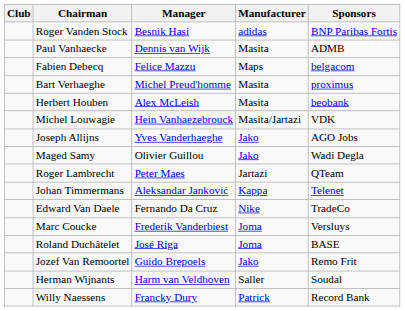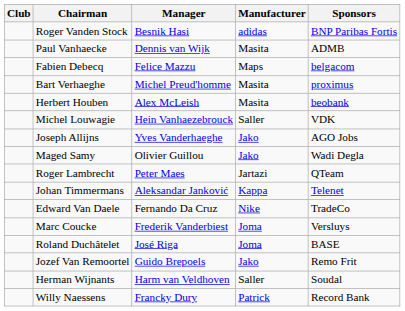(270, 119) Masita/Jartazi -> (251, 119) Saller
